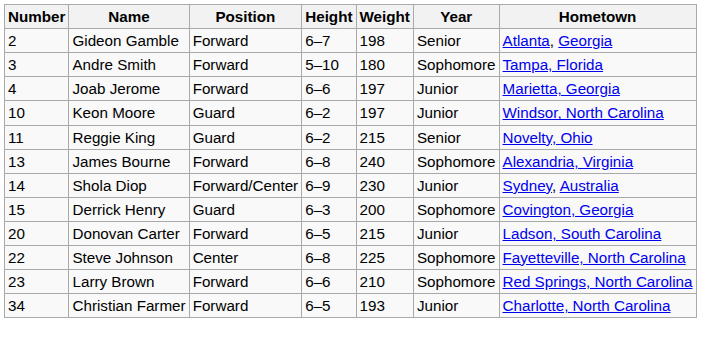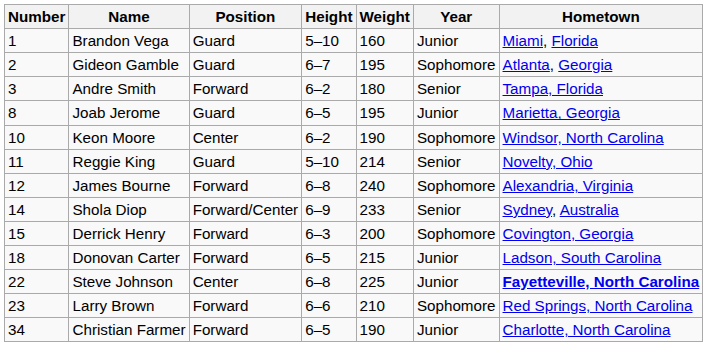+ row: (121, 41)
(220, 41) Forward -> (214, 65) Guard
(372, 41) 198 -> (372, 65) 195
(439, 41) Senior -> (456, 65) Sophomore
(322, 65) 5–10 -> (318, 89) 6–2
(456, 65) Sophomore -> (439, 89) Senior
(12, 89) 4 -> (12, 113) 8
(220, 89) Forward -> (214, 113) Guard
(318, 89) 6–6 -> (318, 113) 6–5
(372, 89) 197 -> (372, 113) 195
(214, 113) Guard -> (215, 137) Center
(372, 113) 197 -> (372, 137) 190
(438, 113) Junior -> (456, 137) Sophomore
(318, 137) 6–2 -> (322, 161) 5–10
(372, 137) 215 -> (372, 161) 214
(16, 161) 13 -> (16, 185) 12
(372, 185) 230 -> (372, 209) 233
(438, 185) Junior -> (439, 209) Senior
(214, 209) Guard -> (220, 233) Forward
(16, 233) 20 -> (16, 257) 18
(456, 257) Sophomore -> (438, 281) Junior
(594, 257) normal -> (601, 281) bold
(372, 305) 193 -> (372, 330) 190
